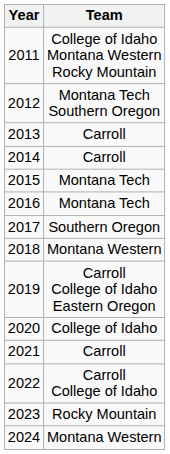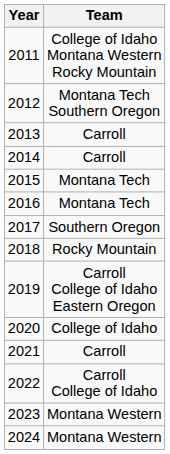(104, 249) Montana Western -> (104, 249) Rocky Mountain
(104, 414) Rocky Mountain -> (104, 414) Montana Western
